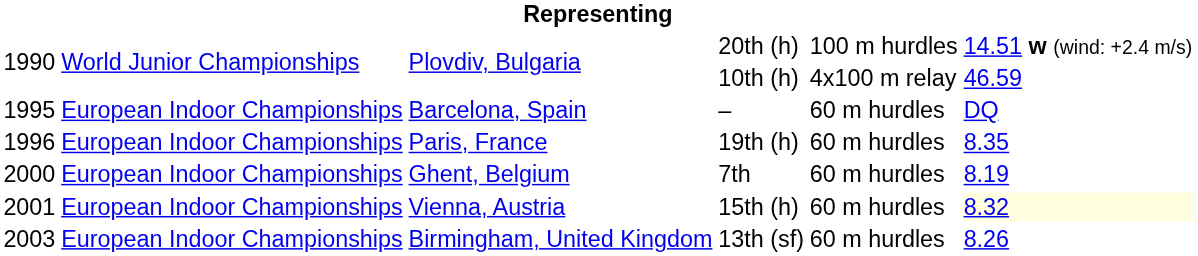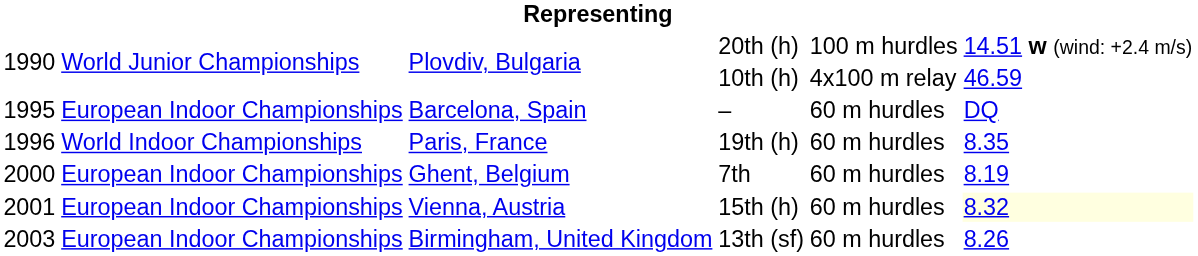(232, 142) European Indoor Championships -> (212, 142) World Indoor Championships
